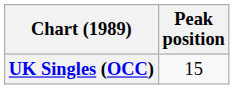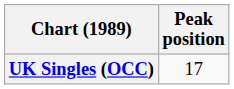(194, 68) 15 -> (194, 68) 17
